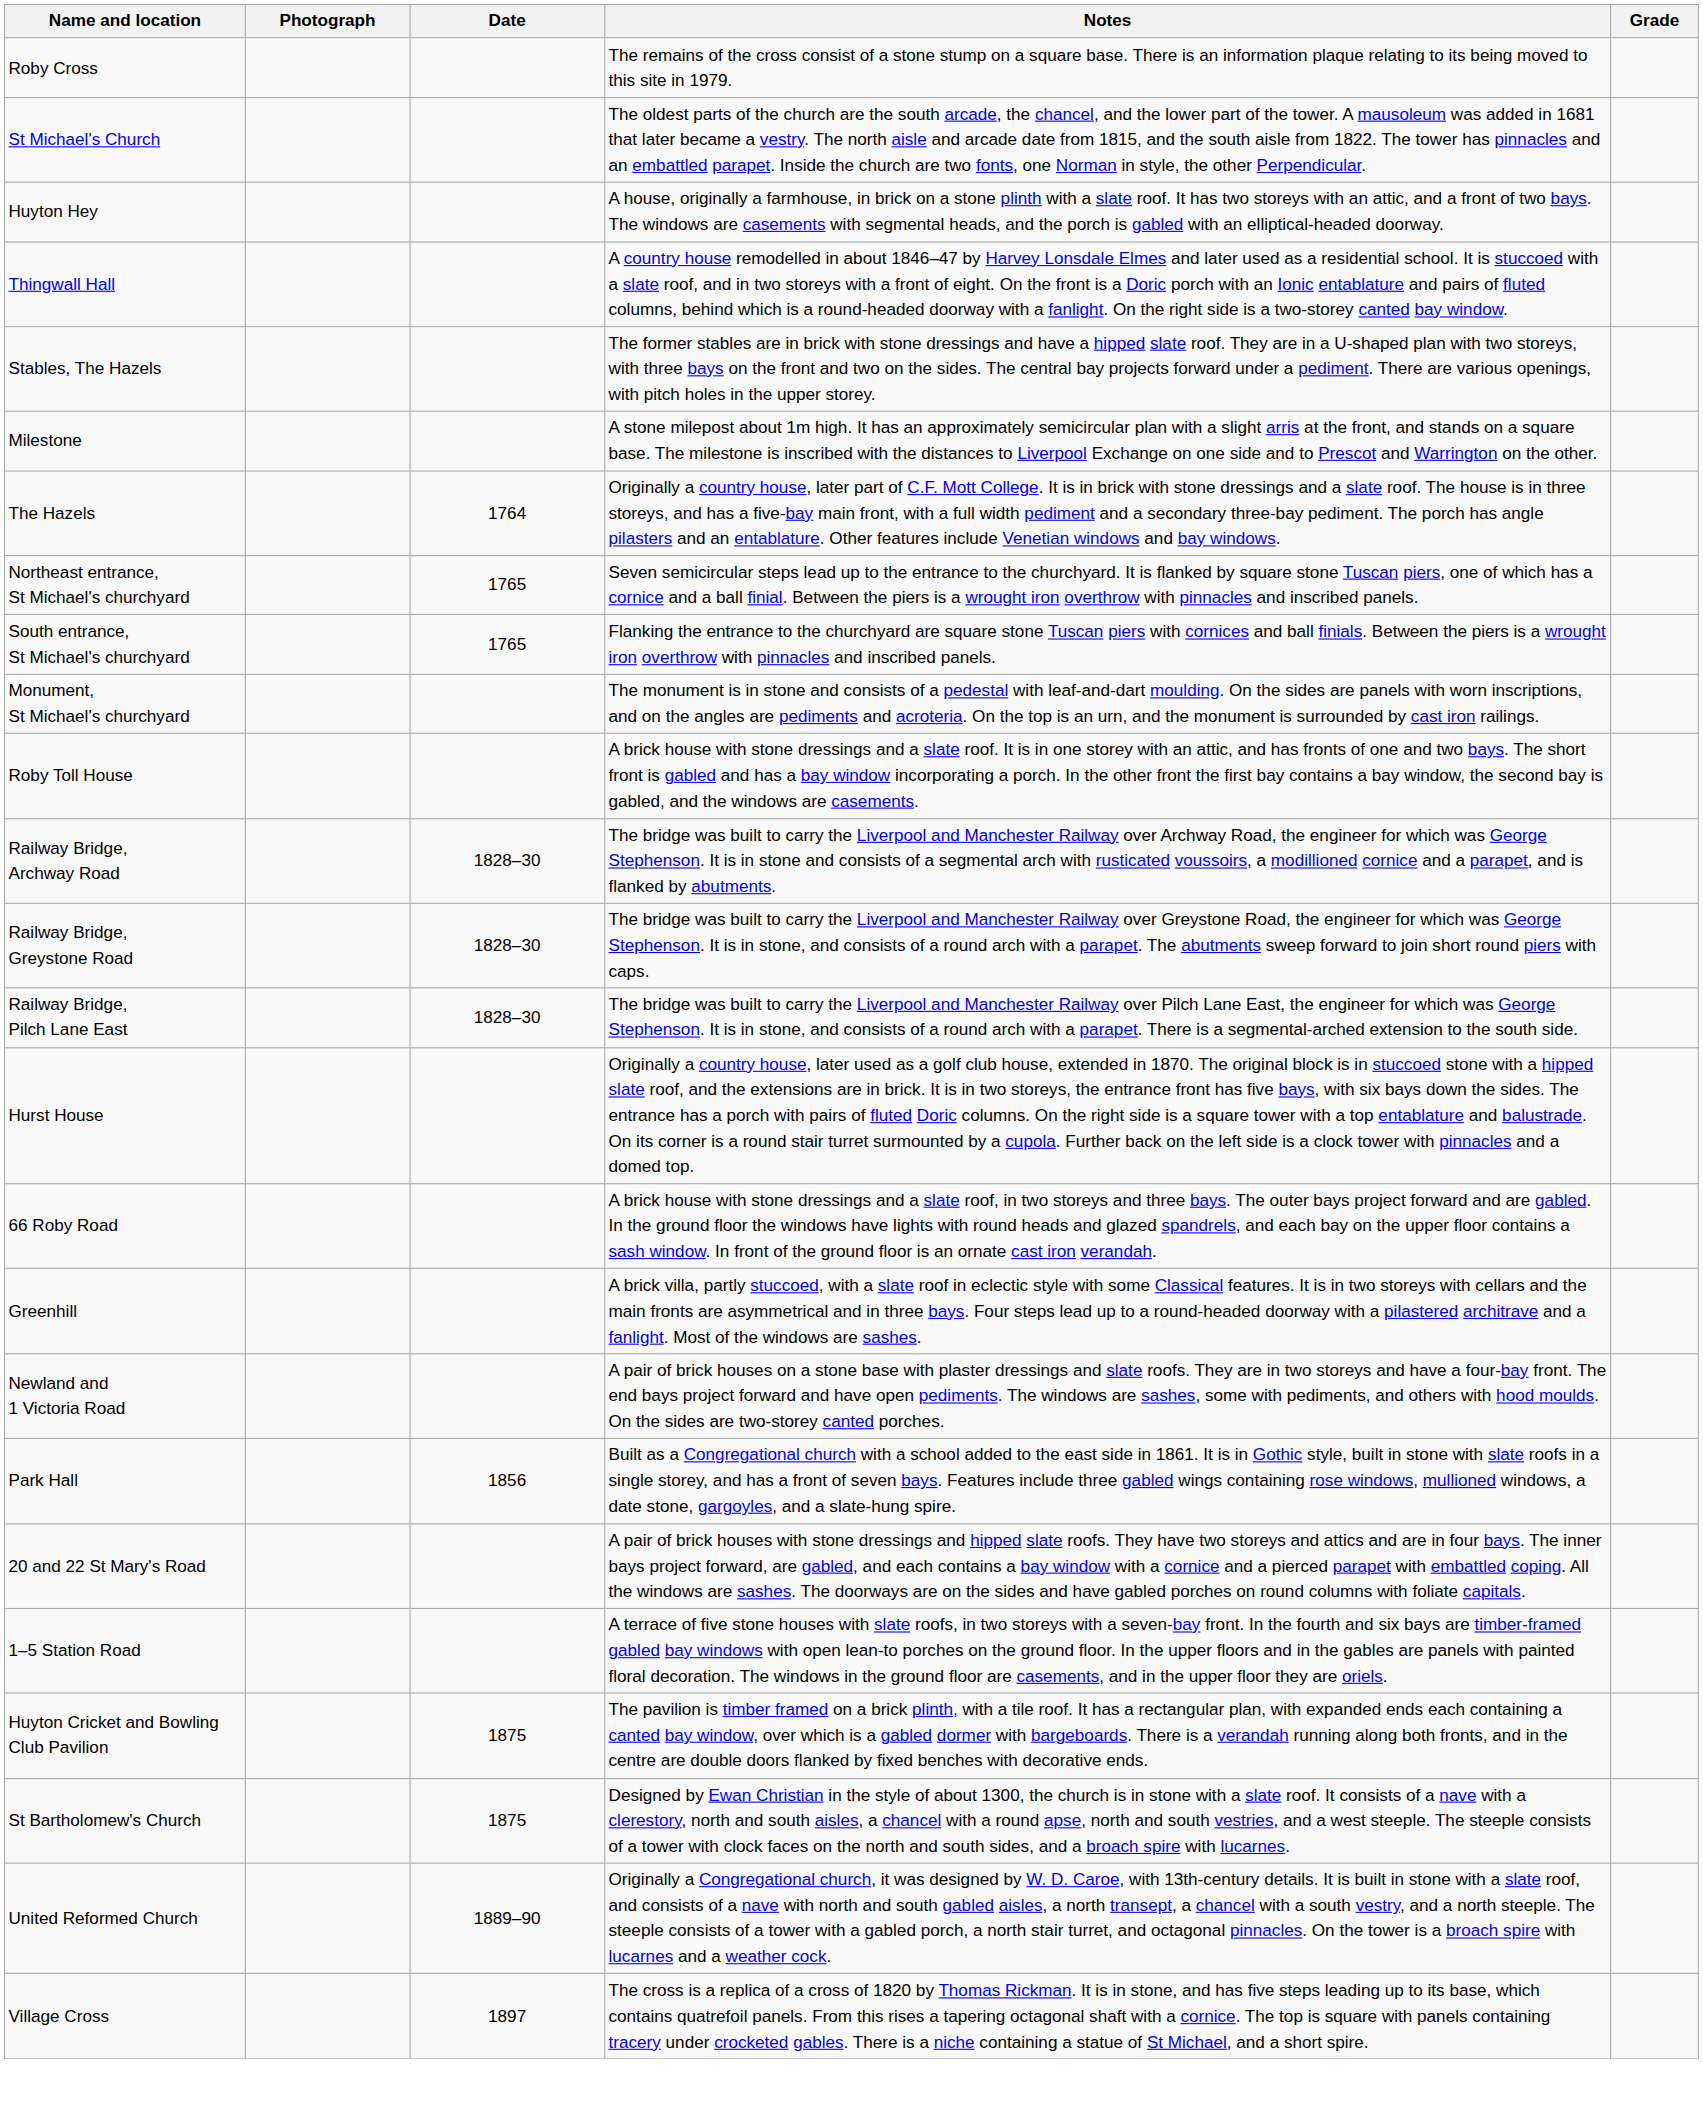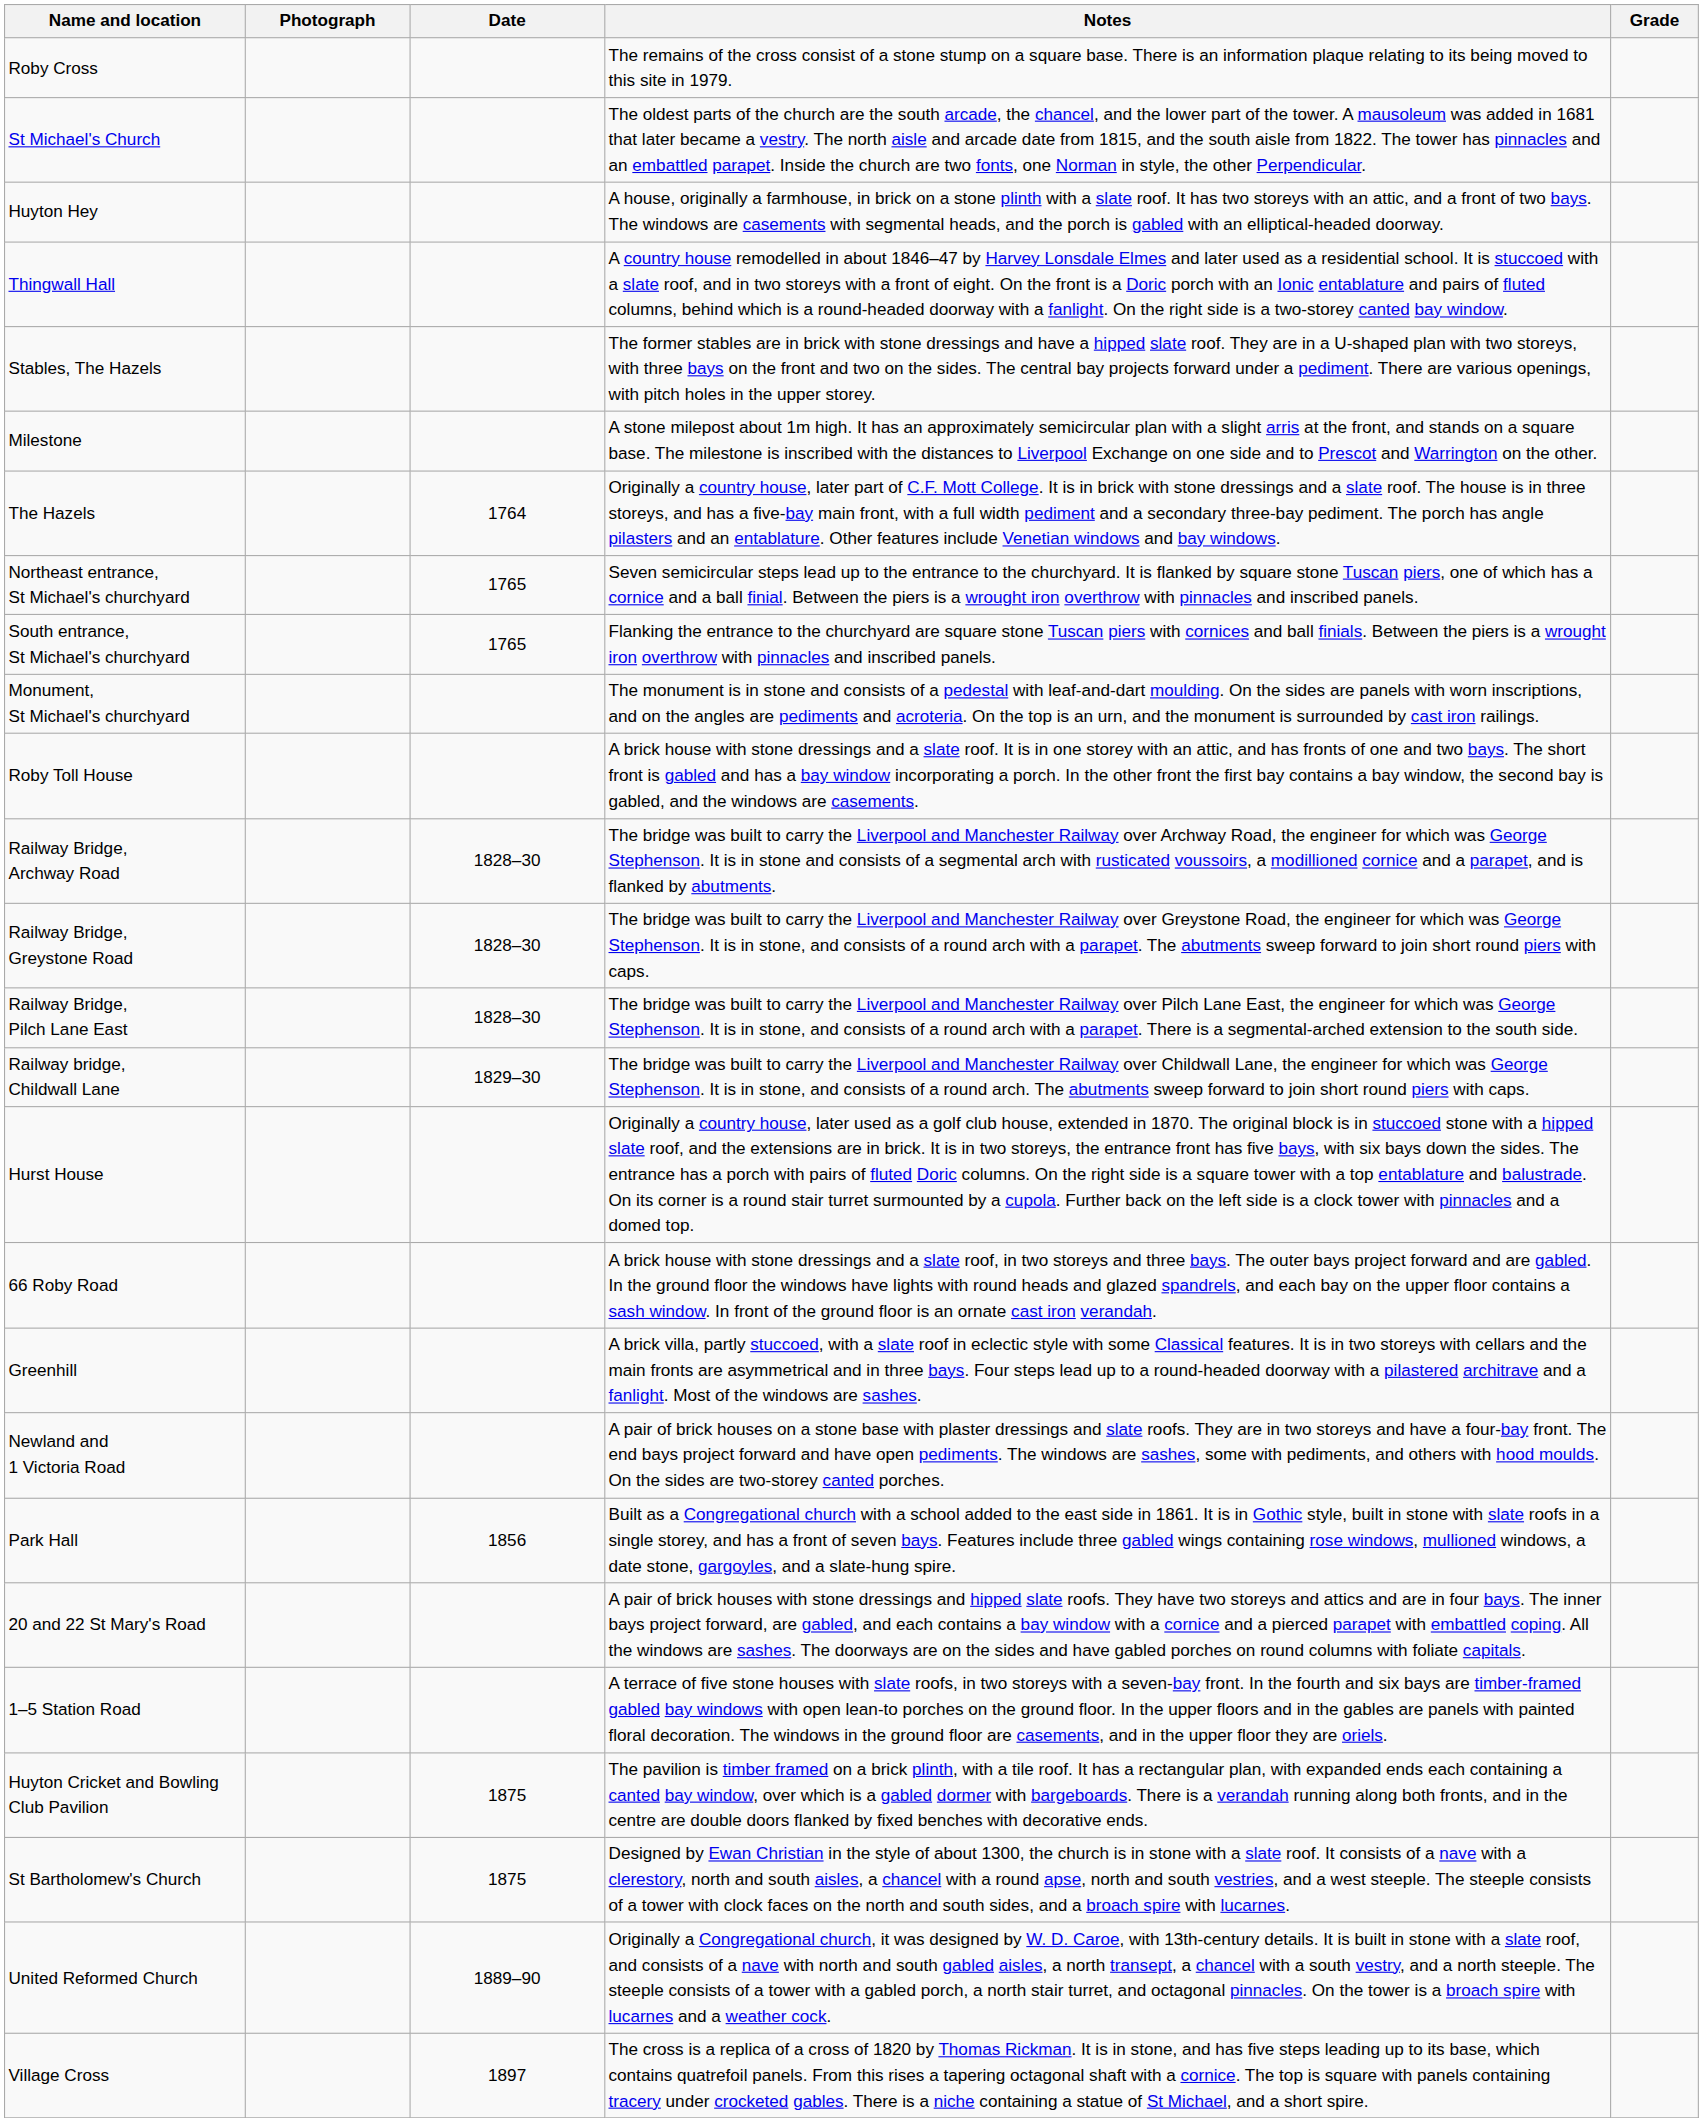+ row: (67, 1076)
